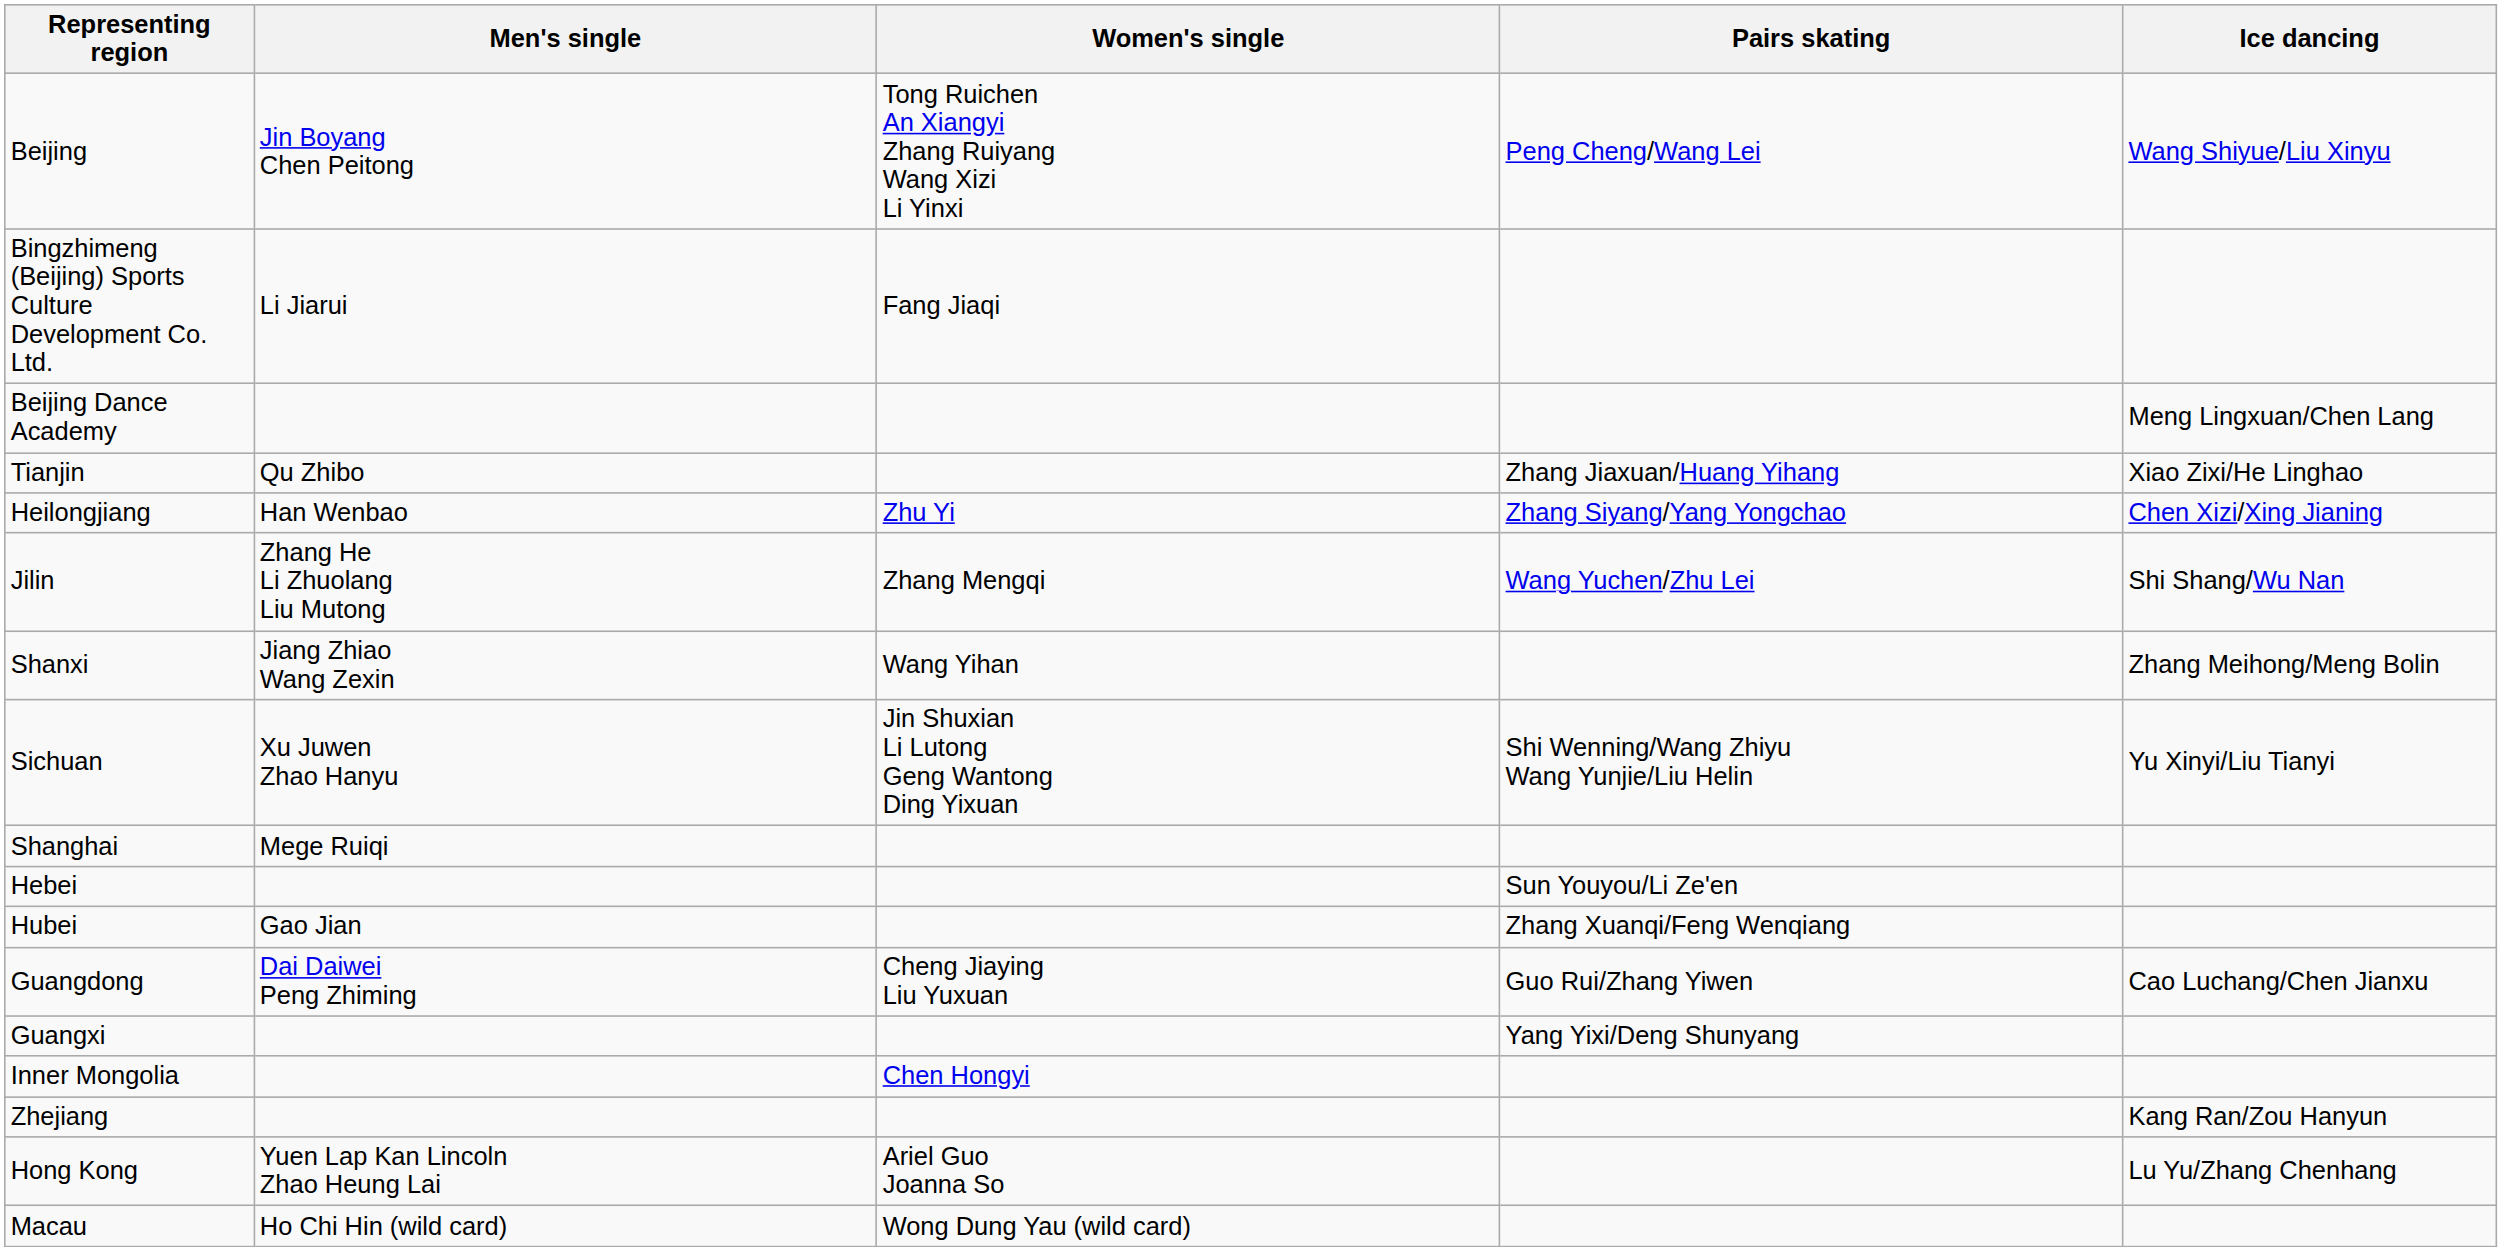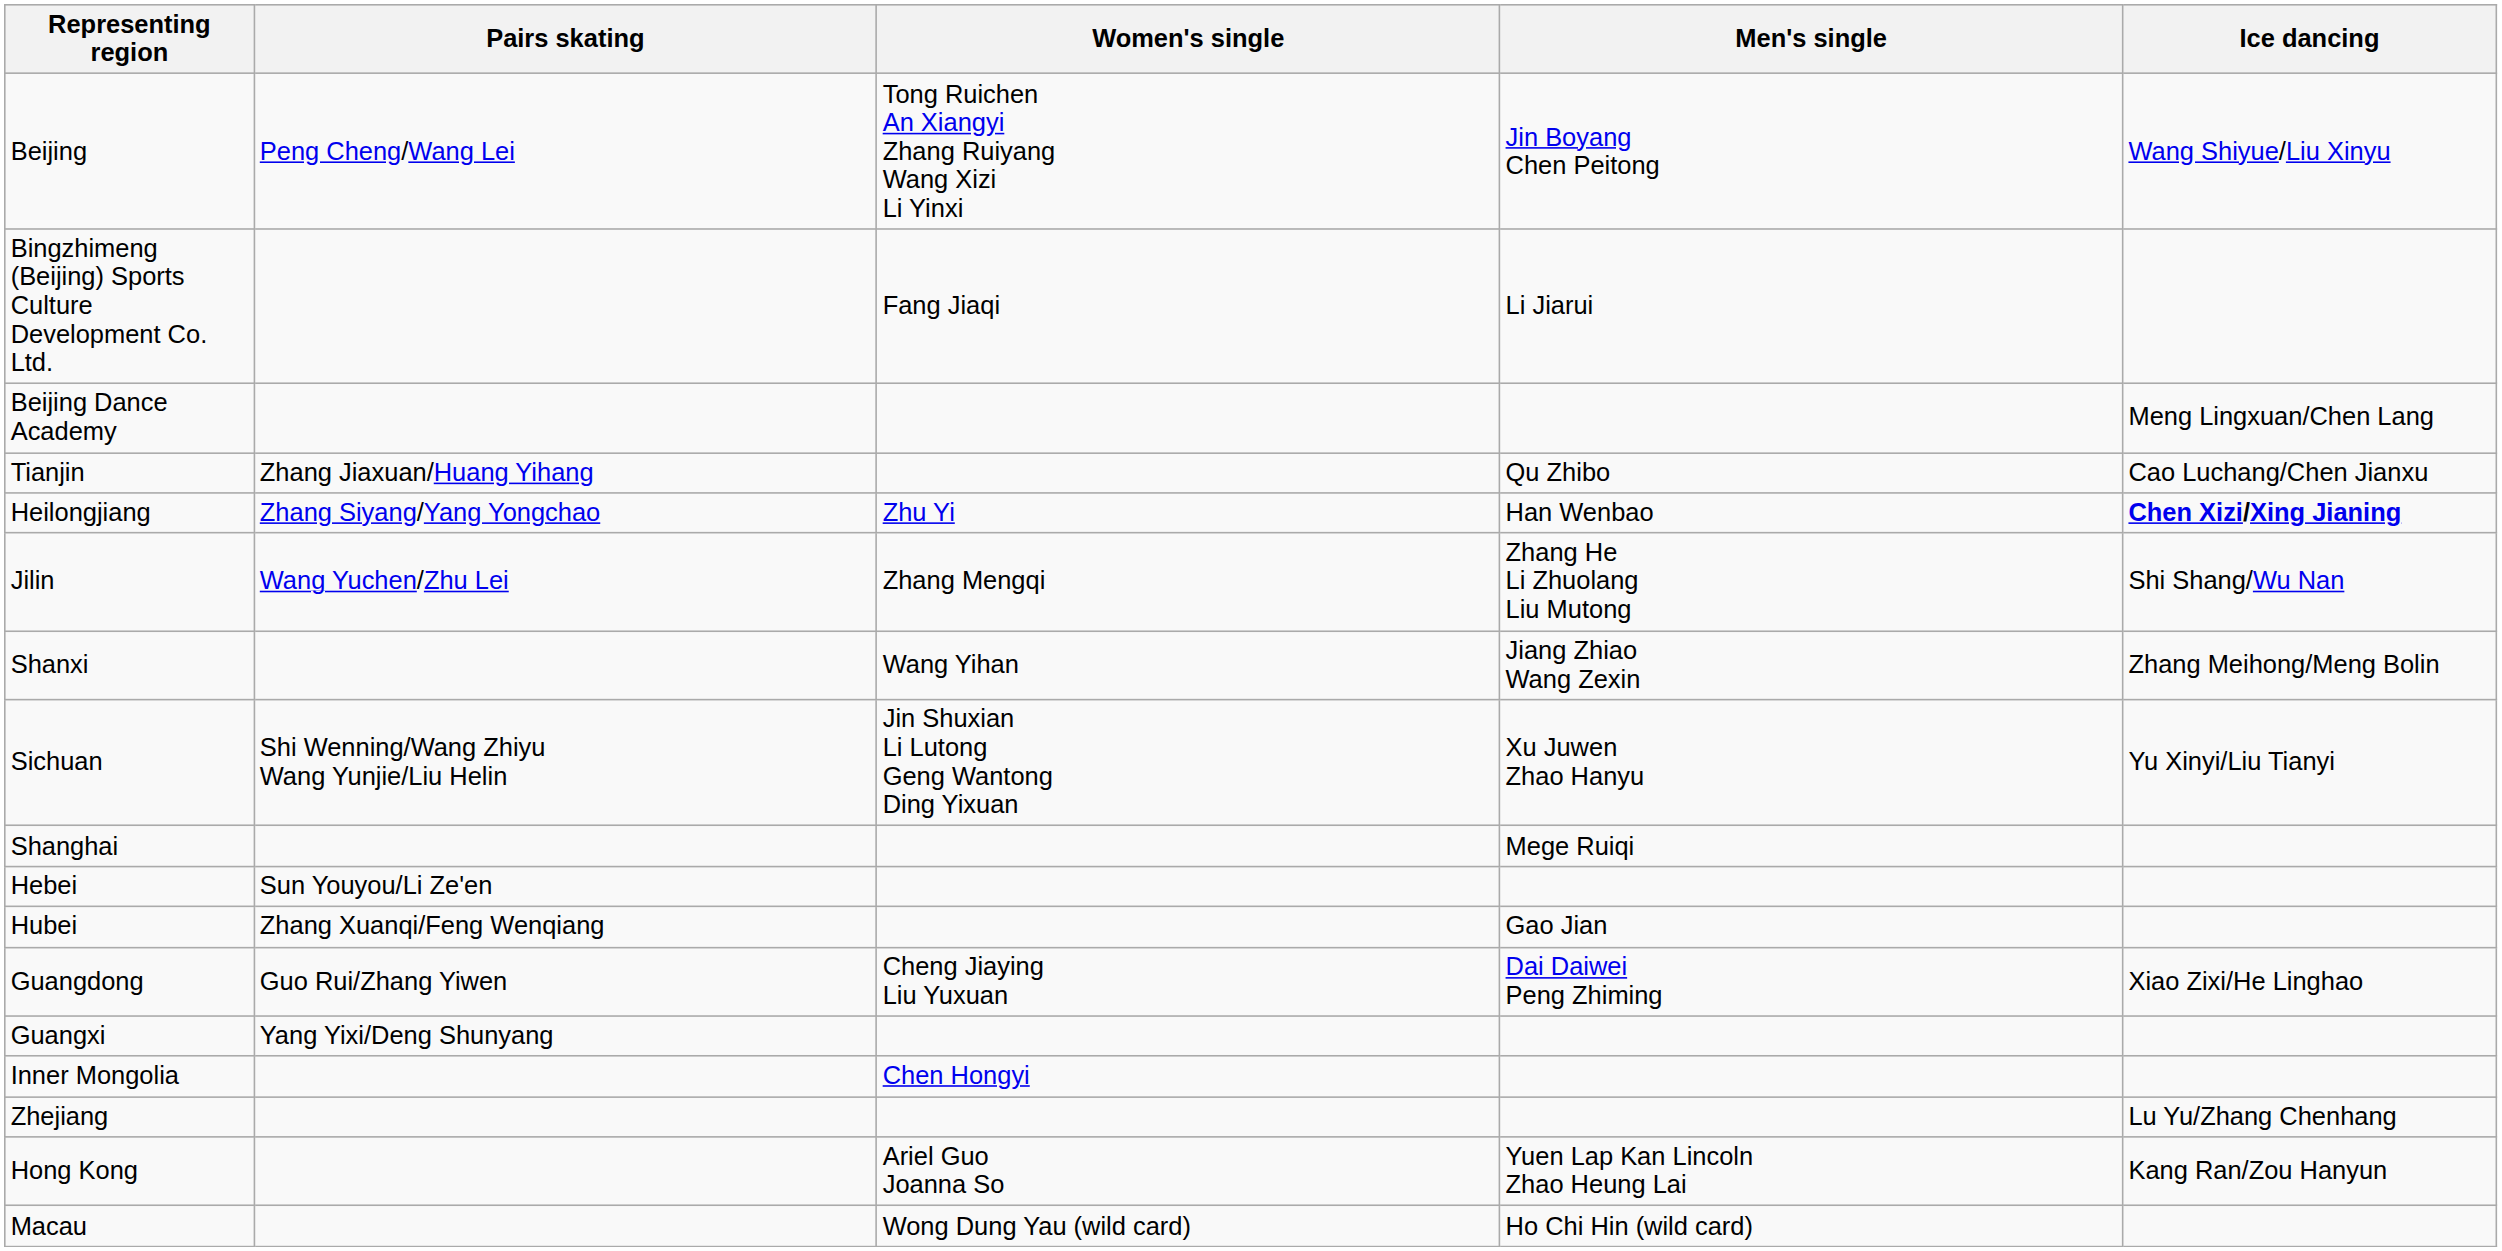columns swapped: (565, 38) <-> (1811, 38)
(2246, 472) Xiao Zixi/He Linghao -> (2278, 472) Cao Luchang/Chen Jianxu
(2256, 512) normal -> (2265, 512) bold
(2278, 981) Cao Luchang/Chen Jianxu -> (2246, 981) Xiao Zixi/He Linghao
(2258, 1116) Kang Ran/Zou Hanyun -> (2263, 1116) Lu Yu/Zhang Chenhang
(2263, 1171) Lu Yu/Zhang Chenhang -> (2258, 1171) Kang Ran/Zou Hanyun
